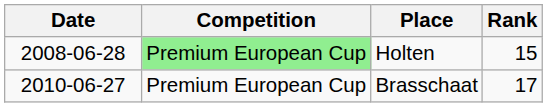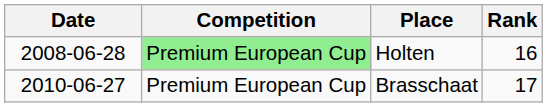(526, 53) 15 -> (526, 53) 16
